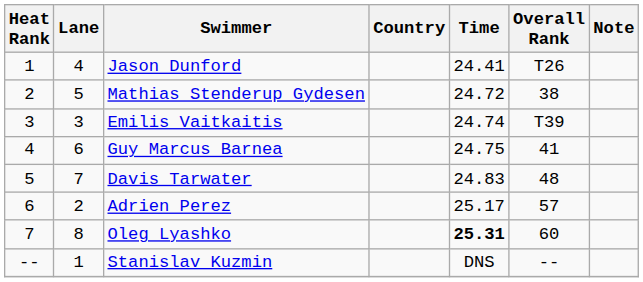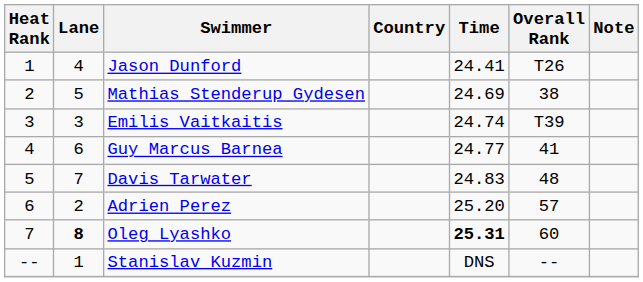(479, 94) 24.72 -> (479, 94) 24.69
(479, 150) 24.75 -> (479, 150) 24.77
(479, 206) 25.17 -> (479, 206) 25.20
(79, 234) normal -> (79, 234) bold
